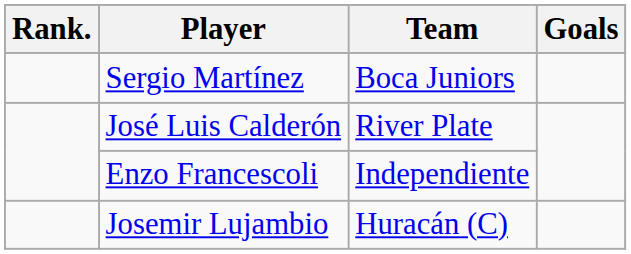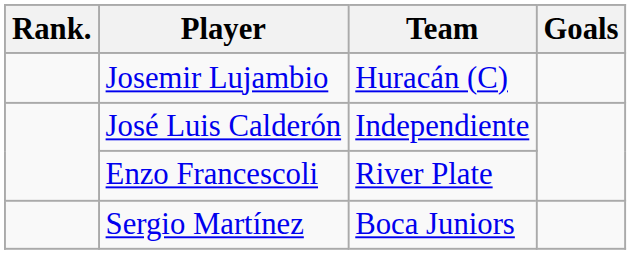rows swapped: (205, 77) <-> (217, 223)
(424, 126) River Plate -> (442, 126) Independiente
(442, 175) Independiente -> (424, 175) River Plate
